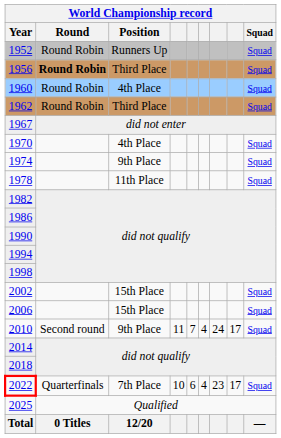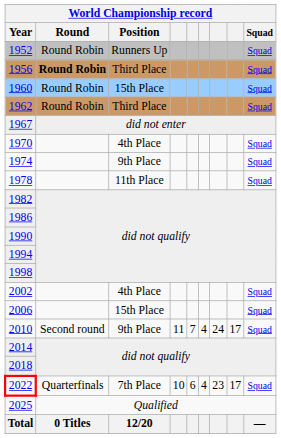(139, 87) 4th Place -> (139, 87) 15th Place
(139, 291) 15th Place -> (139, 291) 4th Place
